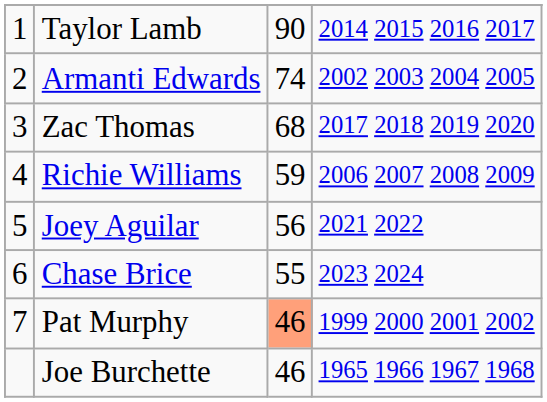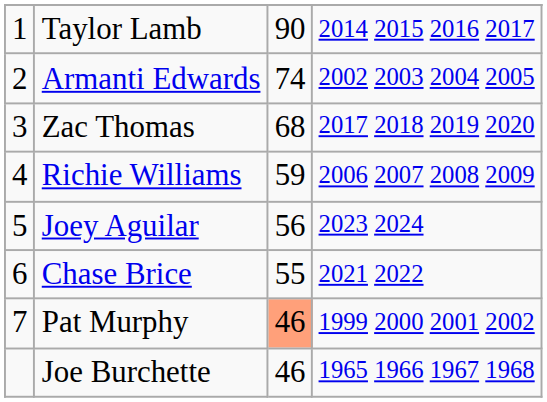(371, 224) 2021 2022 -> (371, 224) 2023 2024
(371, 273) 2023 2024 -> (371, 273) 2021 2022
